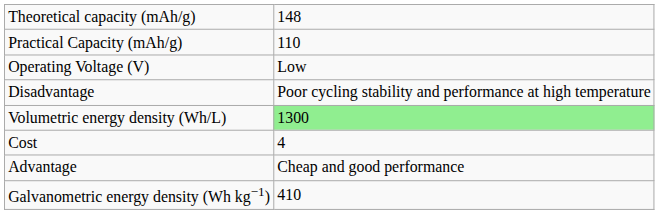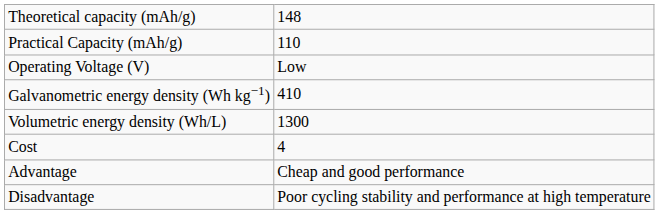rows swapped: (139, 195) <-> (51, 92)
(293, 117) lightgreen background -> (293, 121) no background
